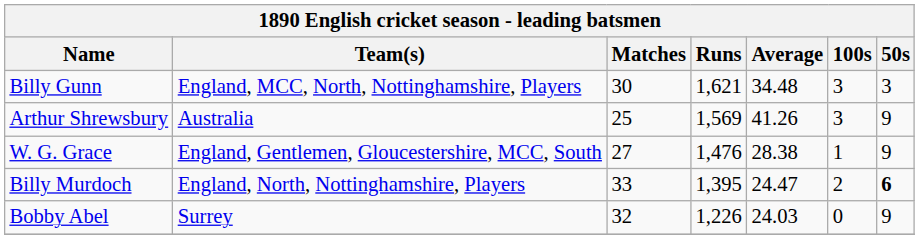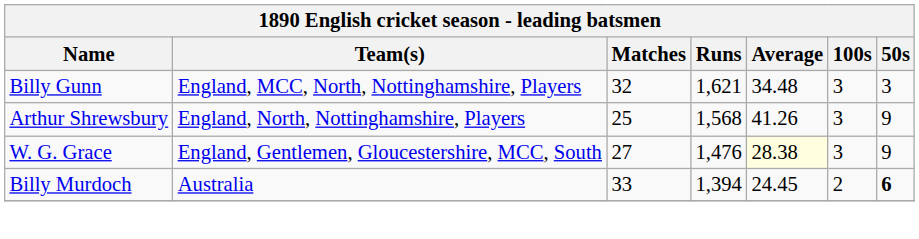(622, 86) 30 -> (622, 86) 32
(216, 119) Australia -> (351, 119) England, North, Nottinghamshire, Players
(719, 119) 1,569 -> (719, 119) 1,568
(775, 151) no background -> (775, 151) lightyellow background
(838, 151) 1 -> (838, 151) 3
(351, 184) England, North, Nottinghamshire, Players -> (216, 184) Australia
(719, 184) 1,395 -> (719, 184) 1,394
(775, 184) 24.47 -> (775, 184) 24.45
- row: (59, 217)
